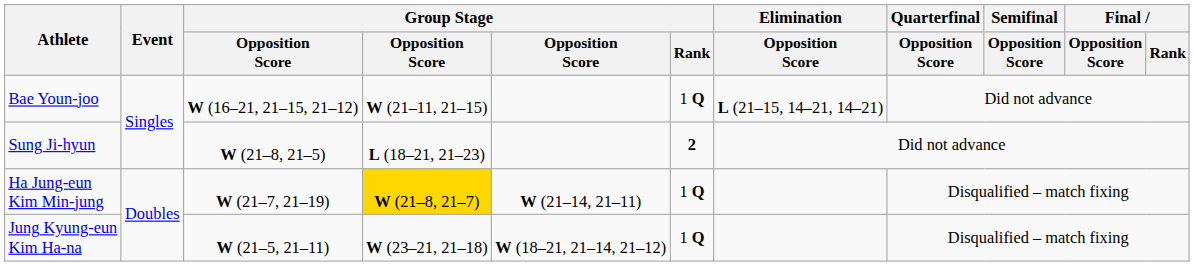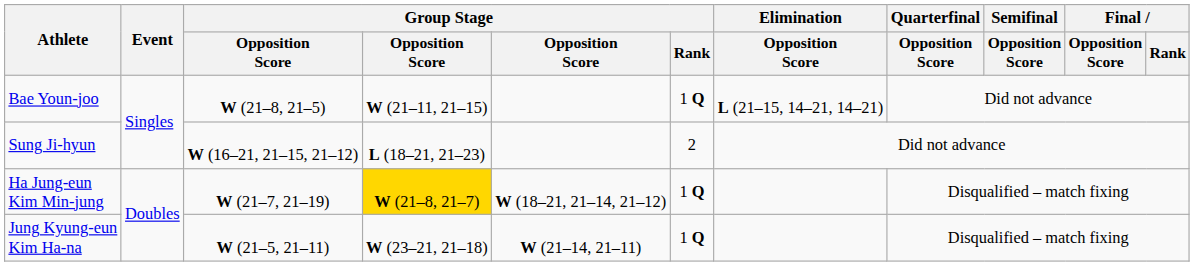(273, 108) W (16–21, 21–15, 21–12) -> (273, 108) W (21–8, 21–5)
(273, 155) W (21–8, 21–5) -> (273, 155) W (16–21, 21–15, 21–12)
(692, 145) bold -> (692, 145) normal
(581, 201) W (21–14, 21–11) -> (581, 201) W (18–21, 21–14, 21–12)
(581, 248) W (18–21, 21–14, 21–12) -> (581, 248) W (21–14, 21–11)
